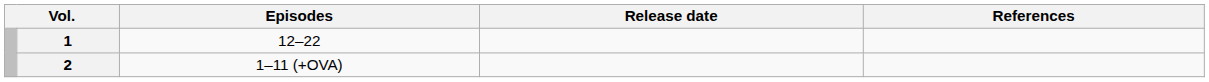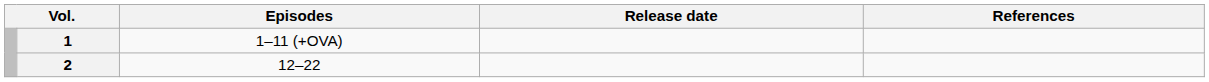(299, 40) 12–22 -> (299, 40) 1–11 (+OVA)
(299, 64) 1–11 (+OVA) -> (299, 64) 12–22
